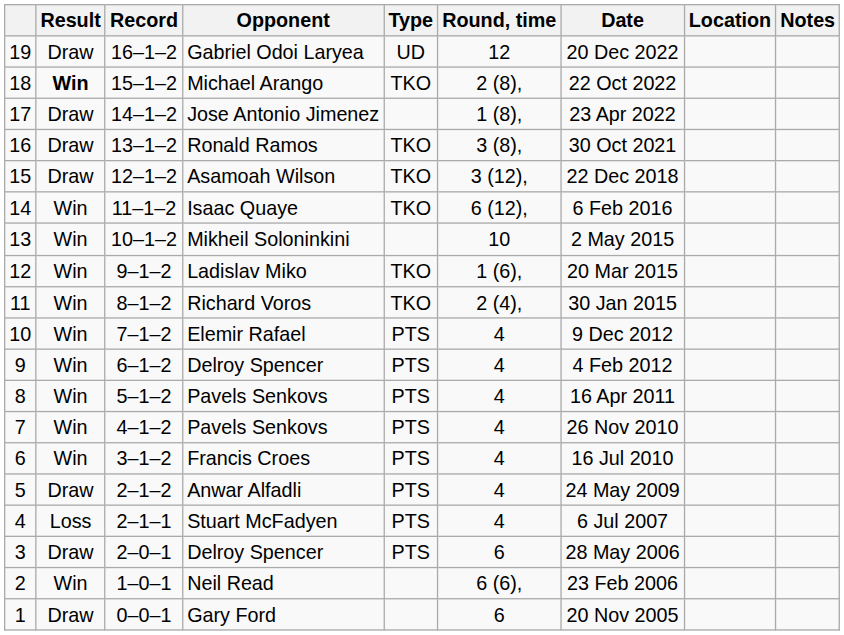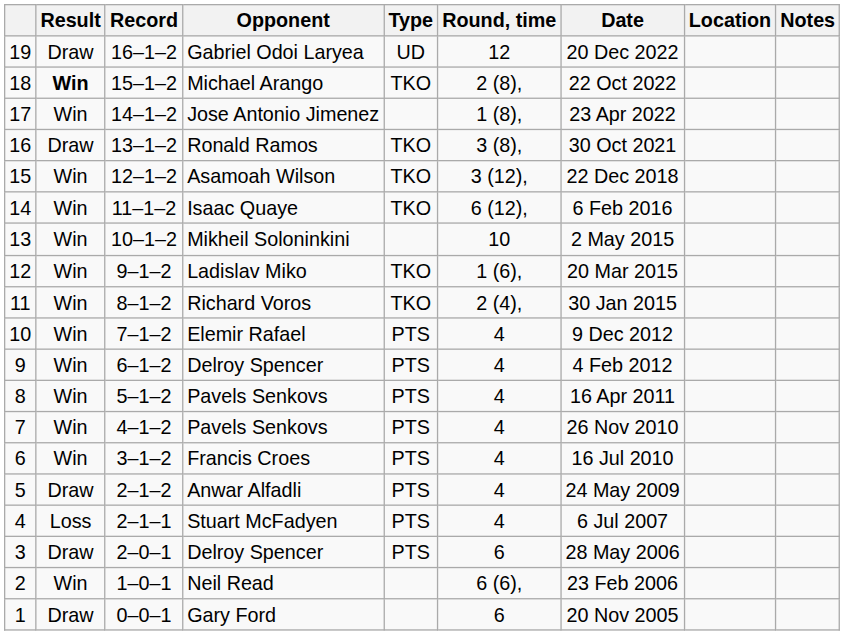(71, 114) Draw -> (71, 114) Win
(71, 177) Draw -> (71, 177) Win
